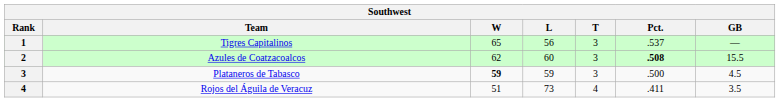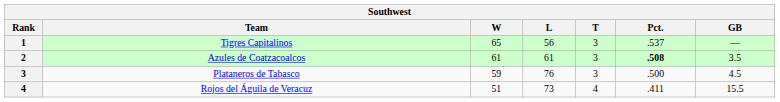(496, 58) 62 -> (496, 58) 61
(549, 58) 60 -> (549, 58) 61
(735, 58) 15.5 -> (735, 58) 3.5
(496, 74) bold -> (496, 74) normal
(549, 74) 59 -> (549, 74) 76
(735, 89) 3.5 -> (735, 89) 15.5
